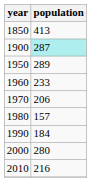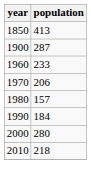(42, 47) paleturquoise background -> (42, 47) no background
- row: (18, 64)
(42, 168) 216 -> (42, 151) 218
